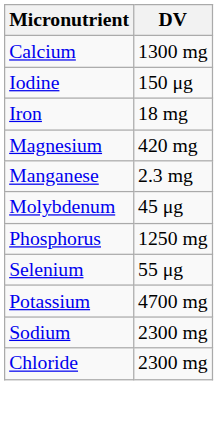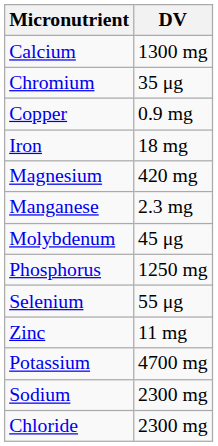+ row: (52, 82)
+ row: (38, 113)
- row: (34, 82)
+ row: (27, 332)
